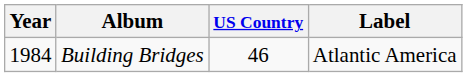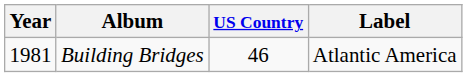(30, 54) 1984 -> (30, 54) 1981
